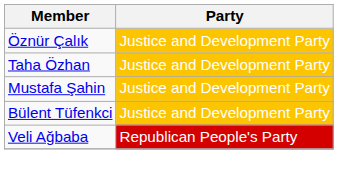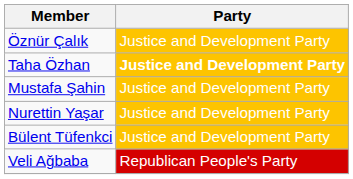(225, 64) normal -> (232, 64) bold
+ row: (56, 112)
